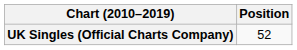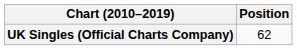(264, 34) 52 -> (264, 34) 62
